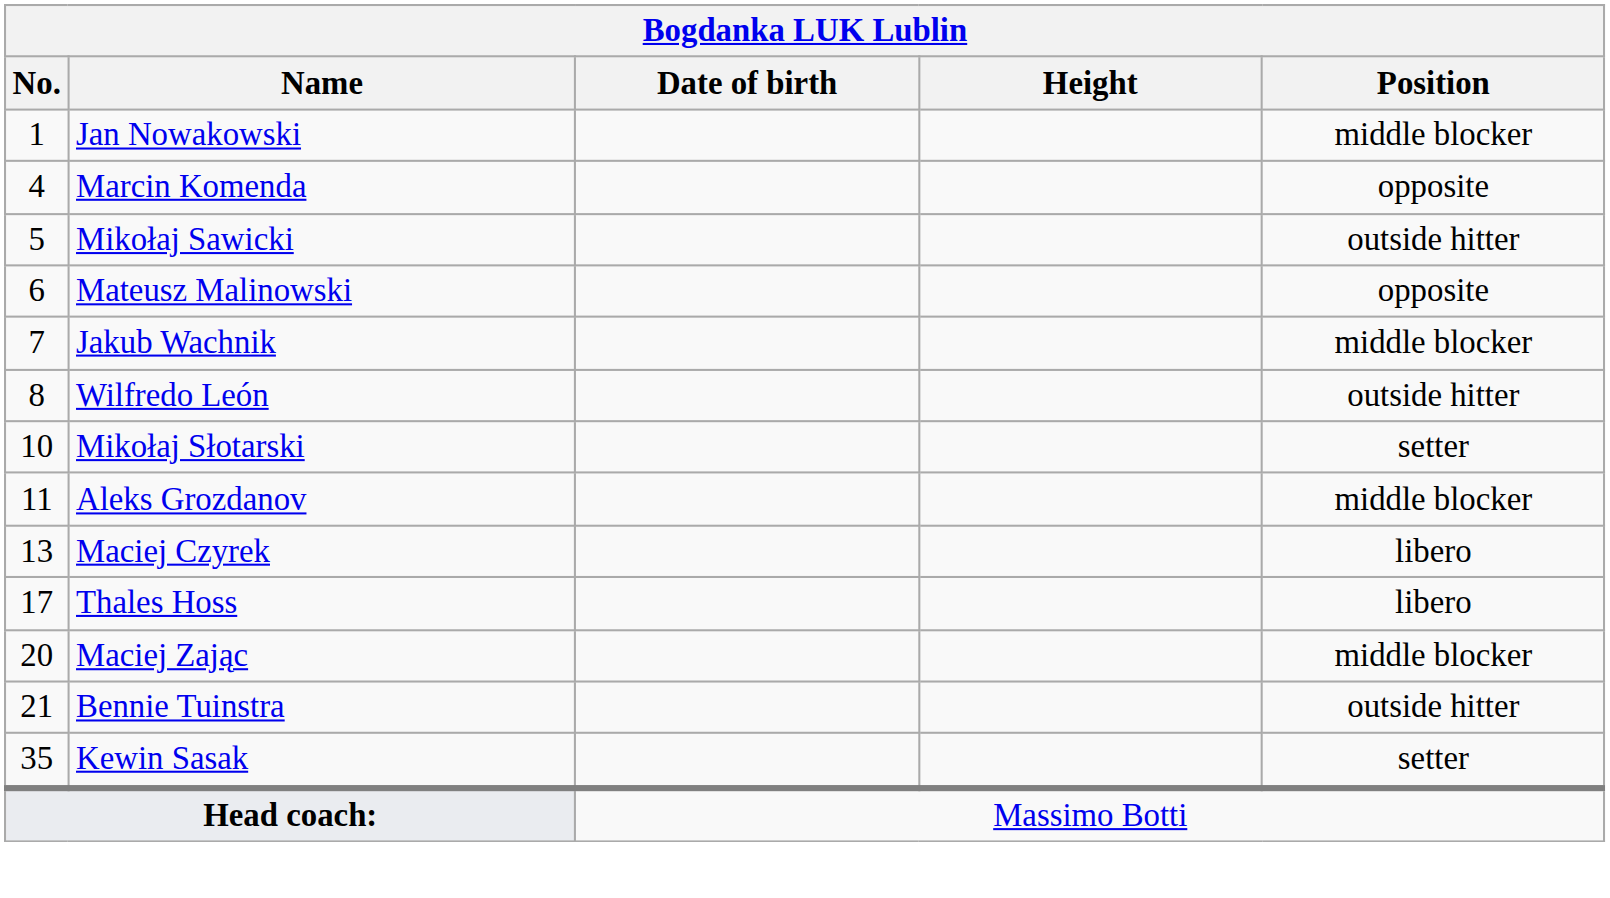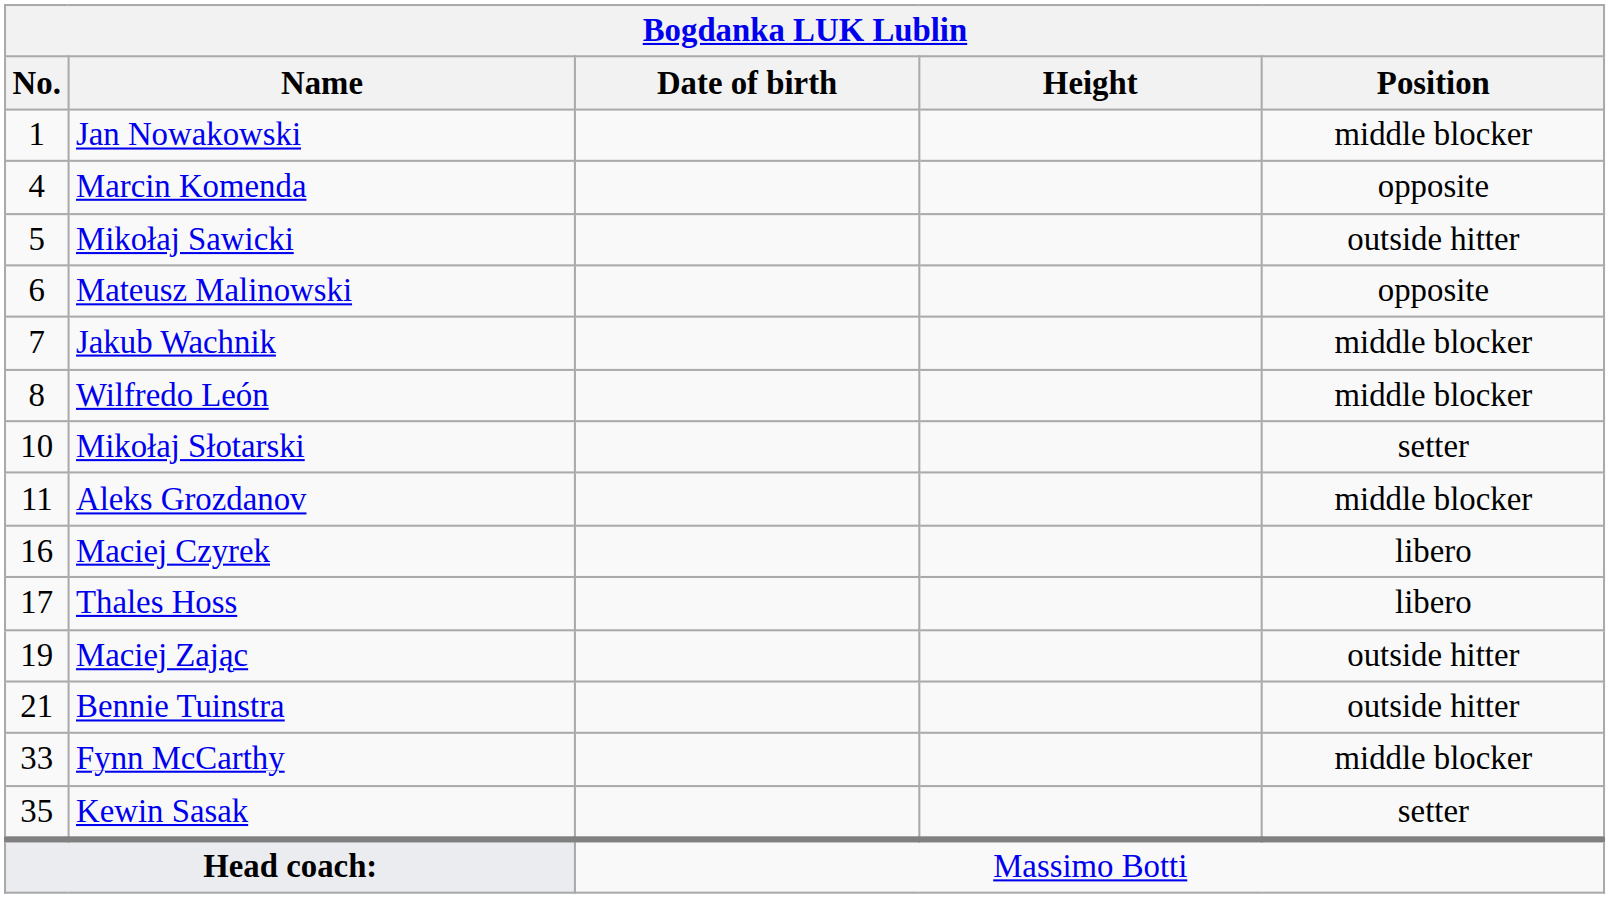(1433, 394) outside hitter -> (1433, 394) middle blocker
(37, 550) 13 -> (37, 550) 16
(37, 654) 20 -> (37, 654) 19
(1433, 654) middle blocker -> (1433, 654) outside hitter
+ row: (180, 758)
